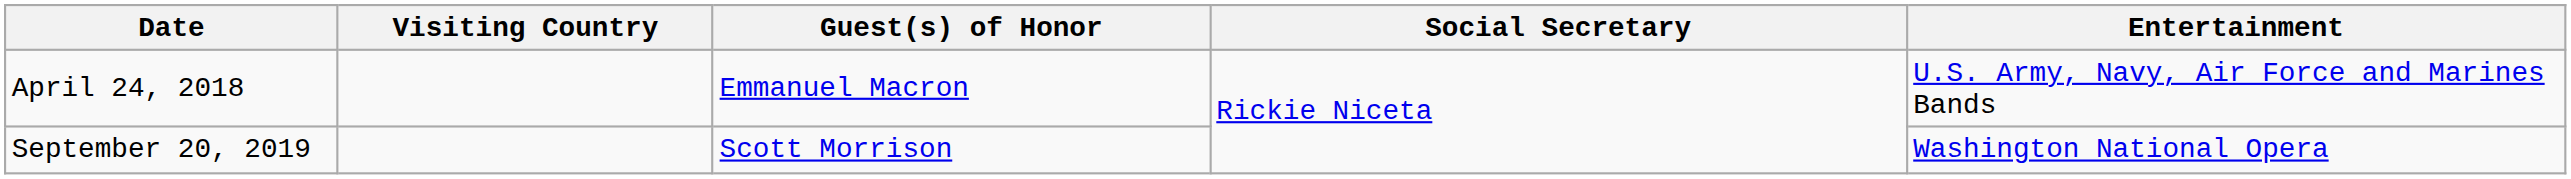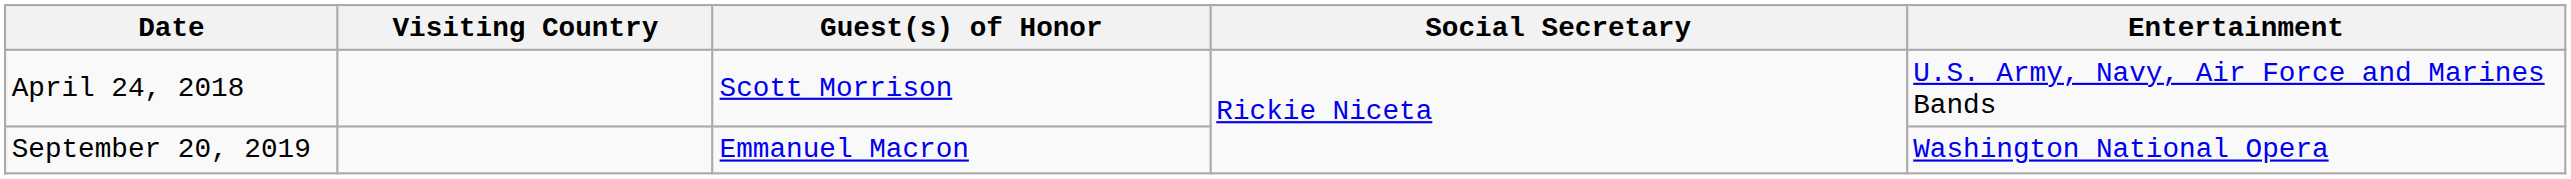(844, 89) Emmanuel Macron -> (836, 89) Scott Morrison
(836, 150) Scott Morrison -> (844, 150) Emmanuel Macron
